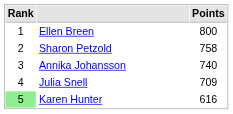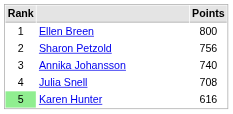(208, 48) 758 -> (208, 48) 756
(208, 82) 709 -> (208, 82) 708
